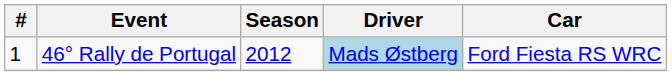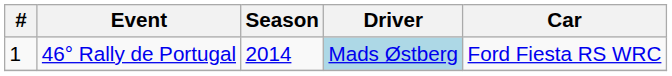(268, 53) 2012 -> (268, 53) 2014
